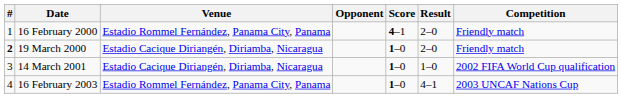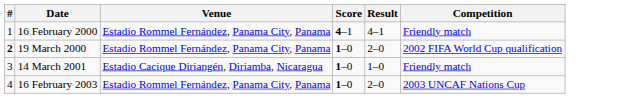- column: (360, 13)
(429, 31) 2–0 -> (376, 31) 4–1
(213, 48) Estadio Cacique Diriangén, Diriamba, Nicaragua -> (216, 48) Estadio Rommel Fernández, Panama City, Panama
(490, 48) Friendly match -> (483, 48) 2002 FIFA World Cup qualification
(536, 66) 2002 FIFA World Cup qualification -> (437, 66) Friendly match
(429, 84) 4–1 -> (376, 84) 2–0
